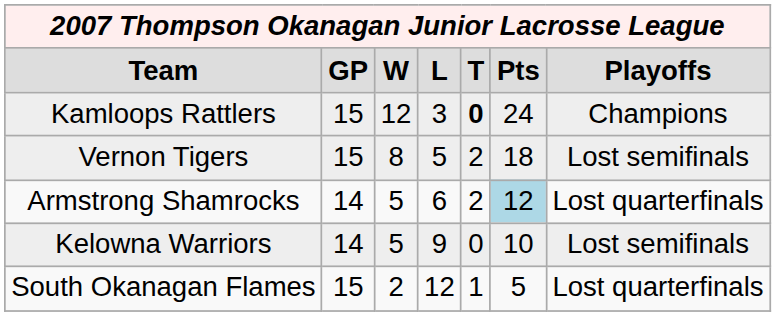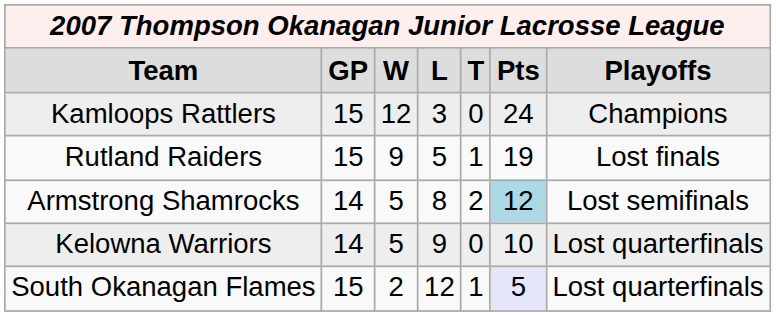(476, 113) bold -> (476, 113) normal
+ row: (163, 157)
- row: (163, 157)
(439, 200) 6 -> (439, 200) 8
(658, 200) Lost quarterfinals -> (658, 200) Lost semifinals
(658, 244) Lost semifinals -> (658, 244) Lost quarterfinals
(518, 288) no background -> (518, 288) lavender background
